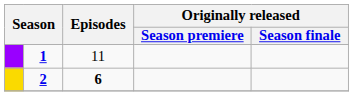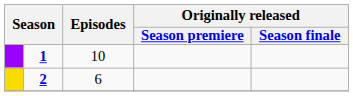(98, 56) 11 -> (98, 56) 10
(98, 79) bold -> (98, 79) normal
